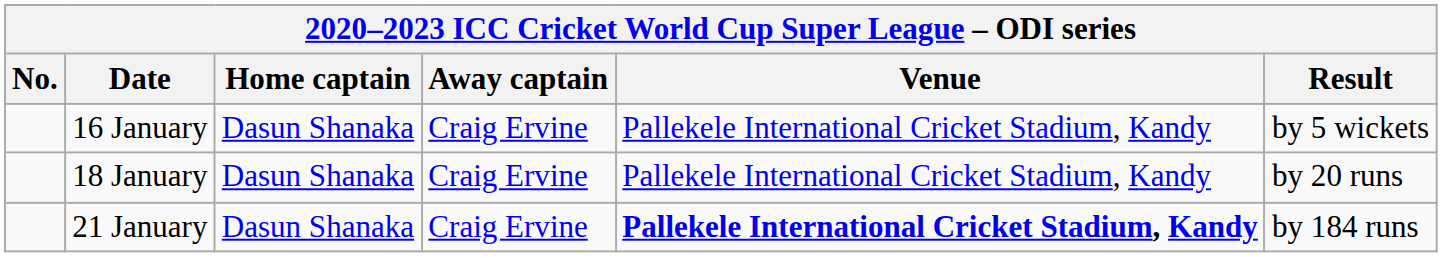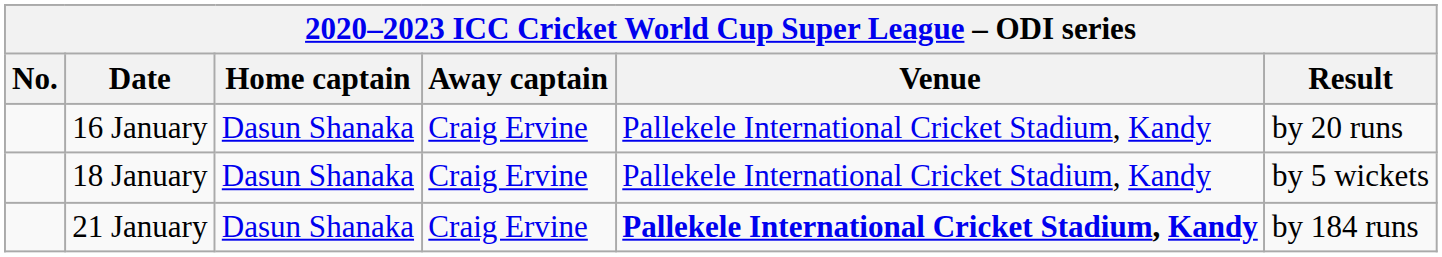(1351, 127) by 5 wickets -> (1338, 127) by 20 runs
(1338, 176) by 20 runs -> (1351, 176) by 5 wickets
